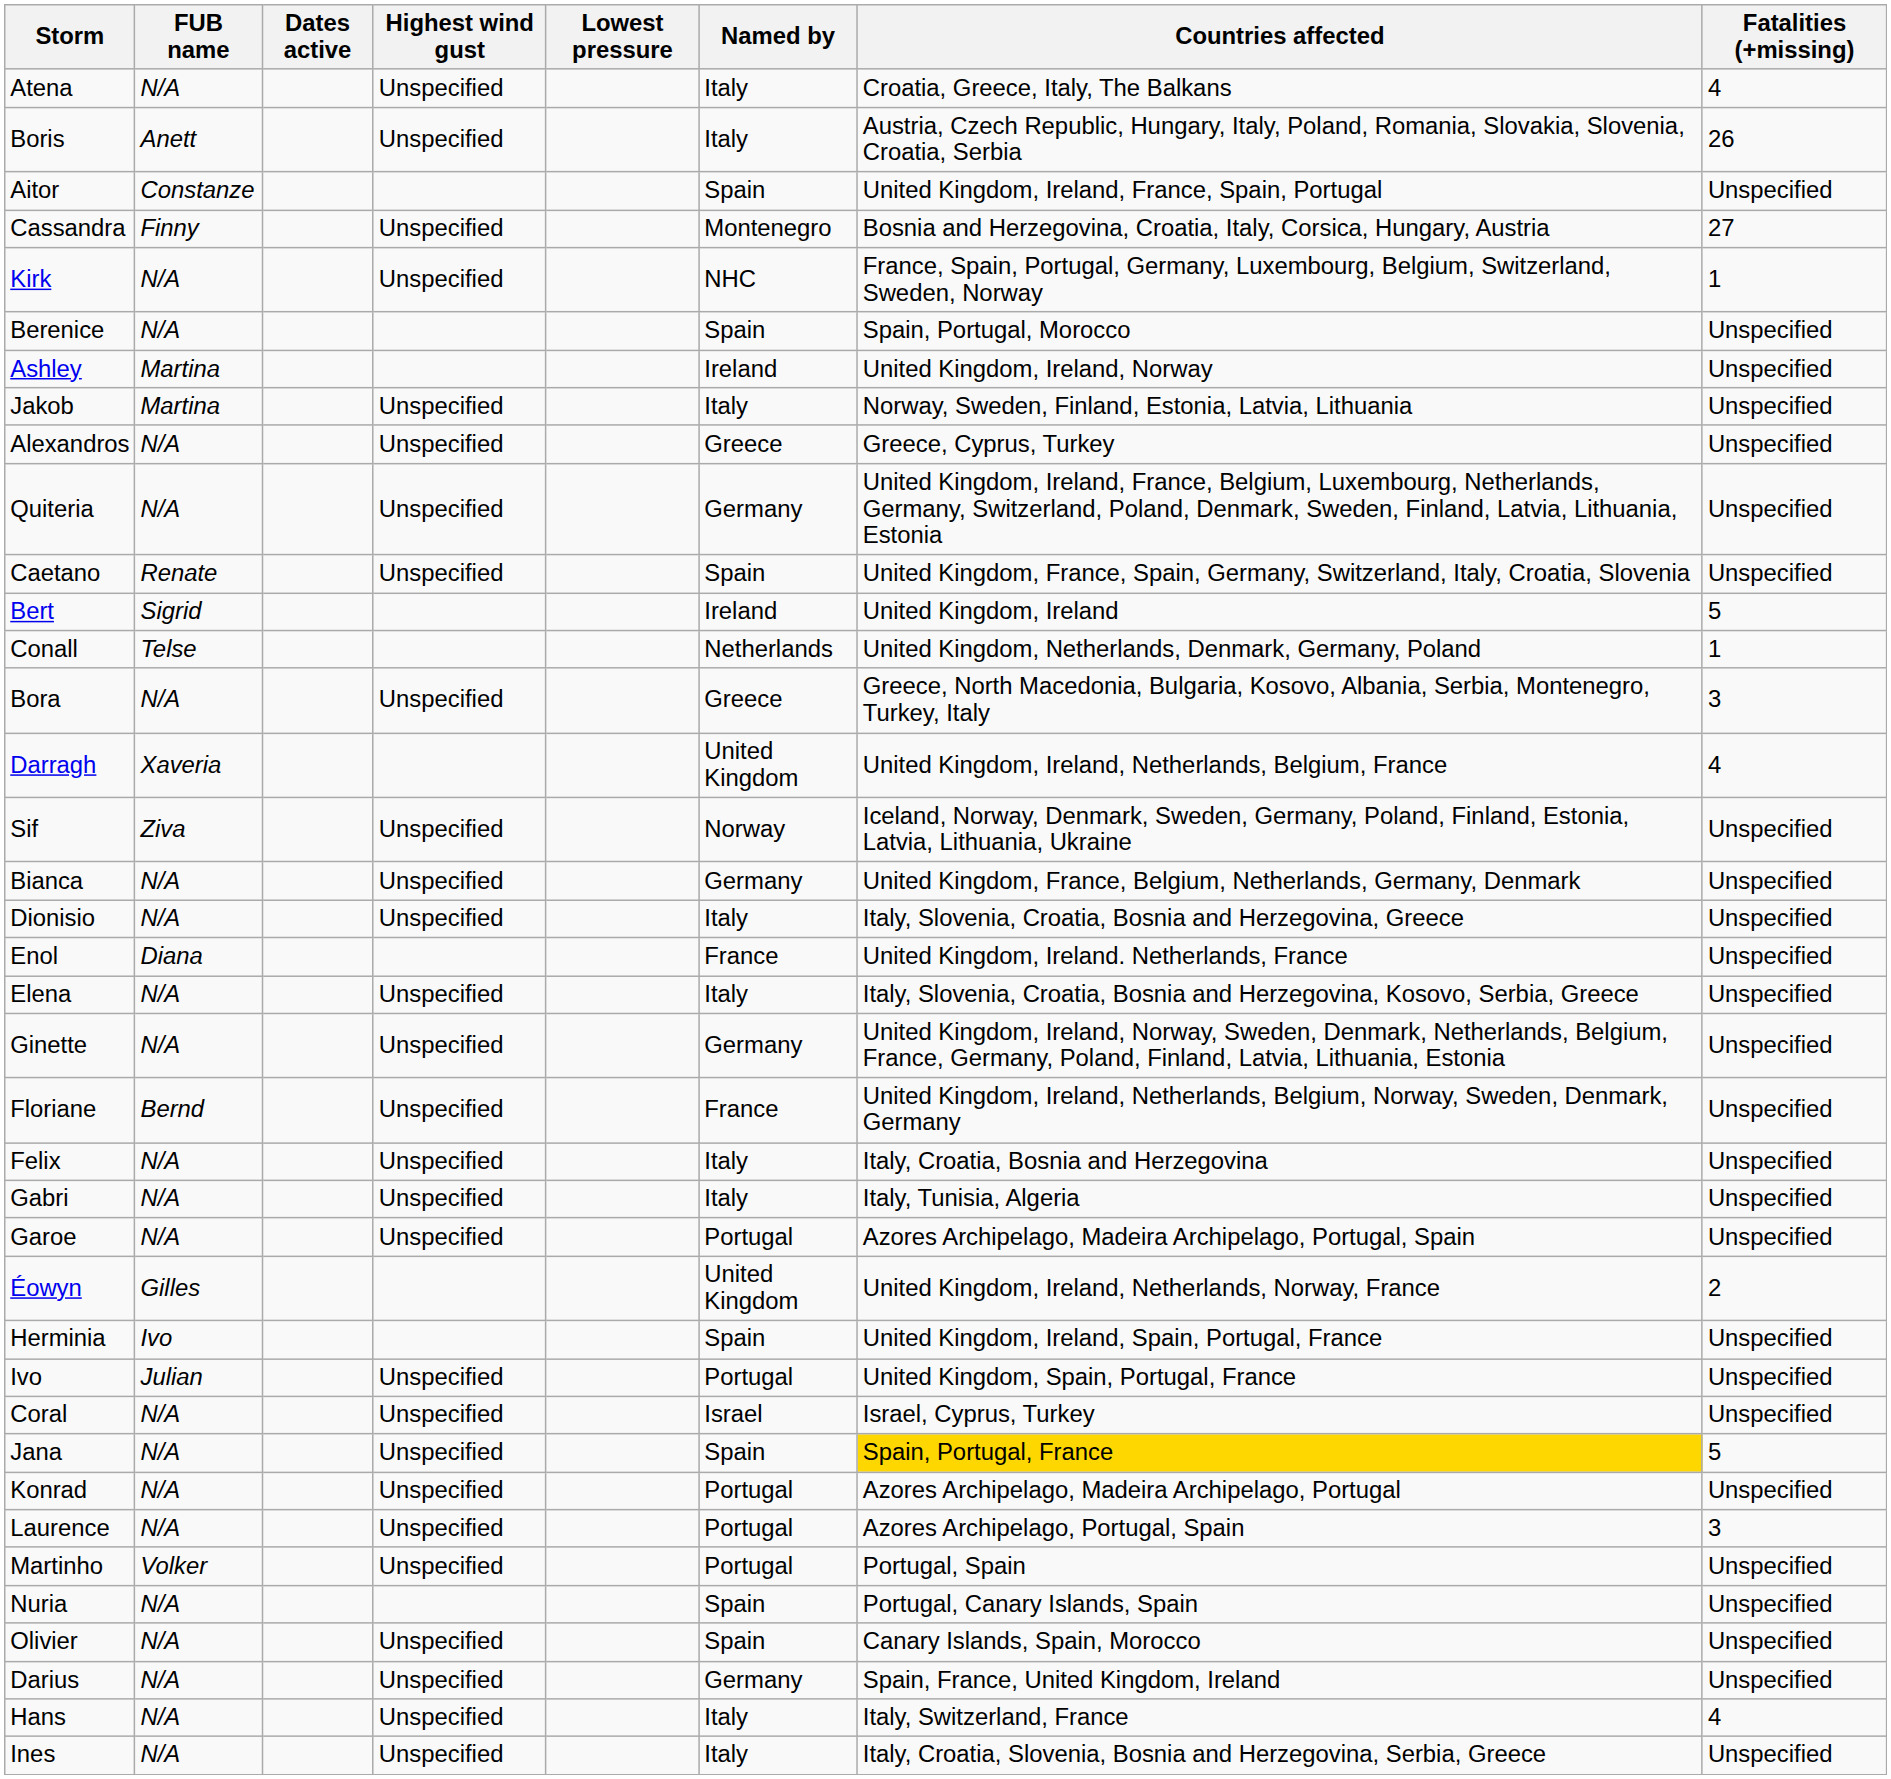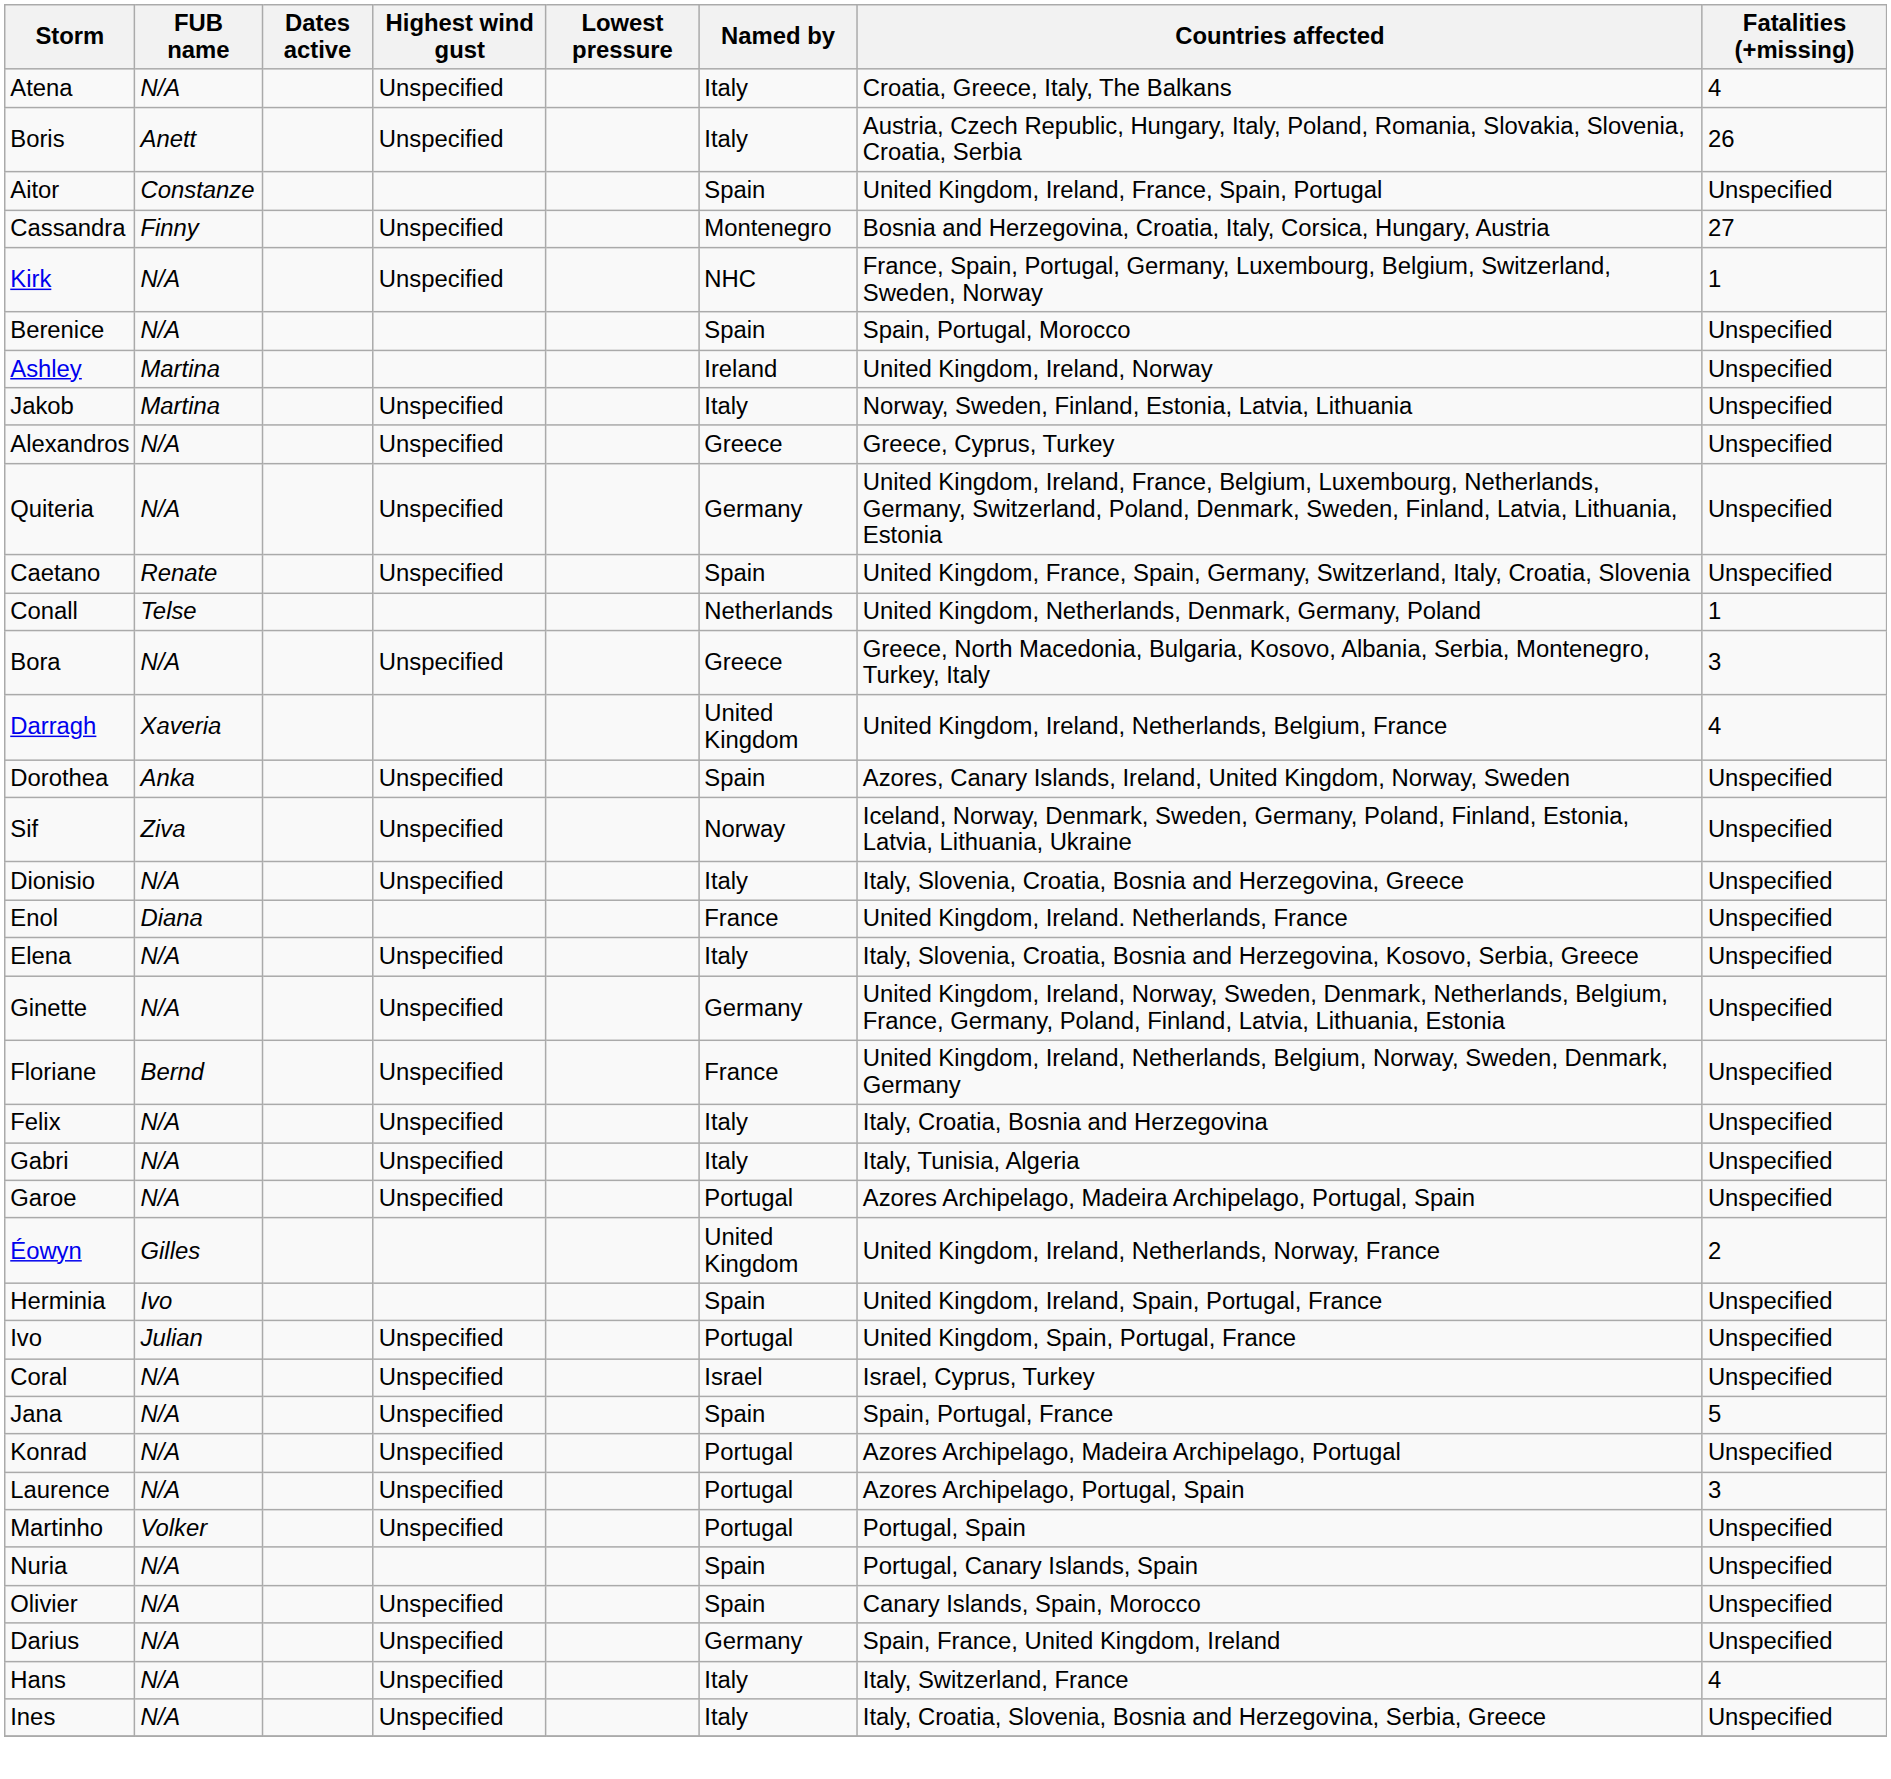- row: (32, 611)
+ row: (59, 778)
- row: (47, 880)
(988, 1452) gold background -> (988, 1414) no background
